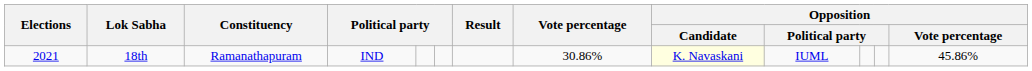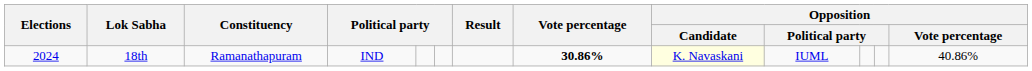(46, 55) 2021 -> (46, 55) 2024
(582, 55) normal -> (582, 55) bold
(958, 55) 45.86% -> (958, 55) 40.86%
